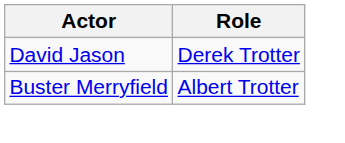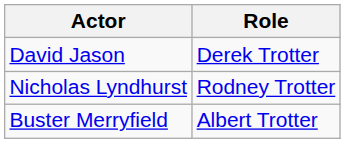+ row: (98, 87)
